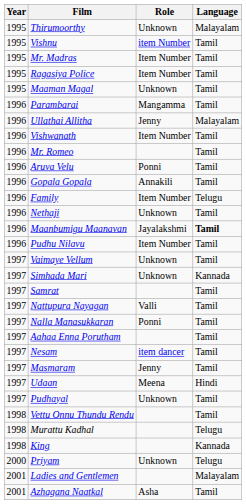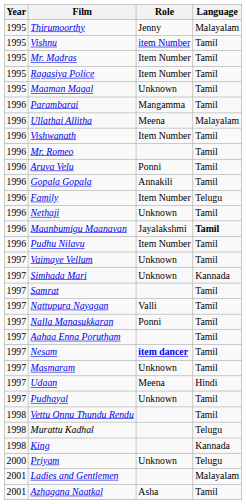(158, 27) Unknown -> (150, 27) Jenny
(150, 120) Jenny -> (152, 120) Meena
(161, 352) normal -> (163, 352) bold
(150, 368) Jenny -> (158, 368) Unknown
